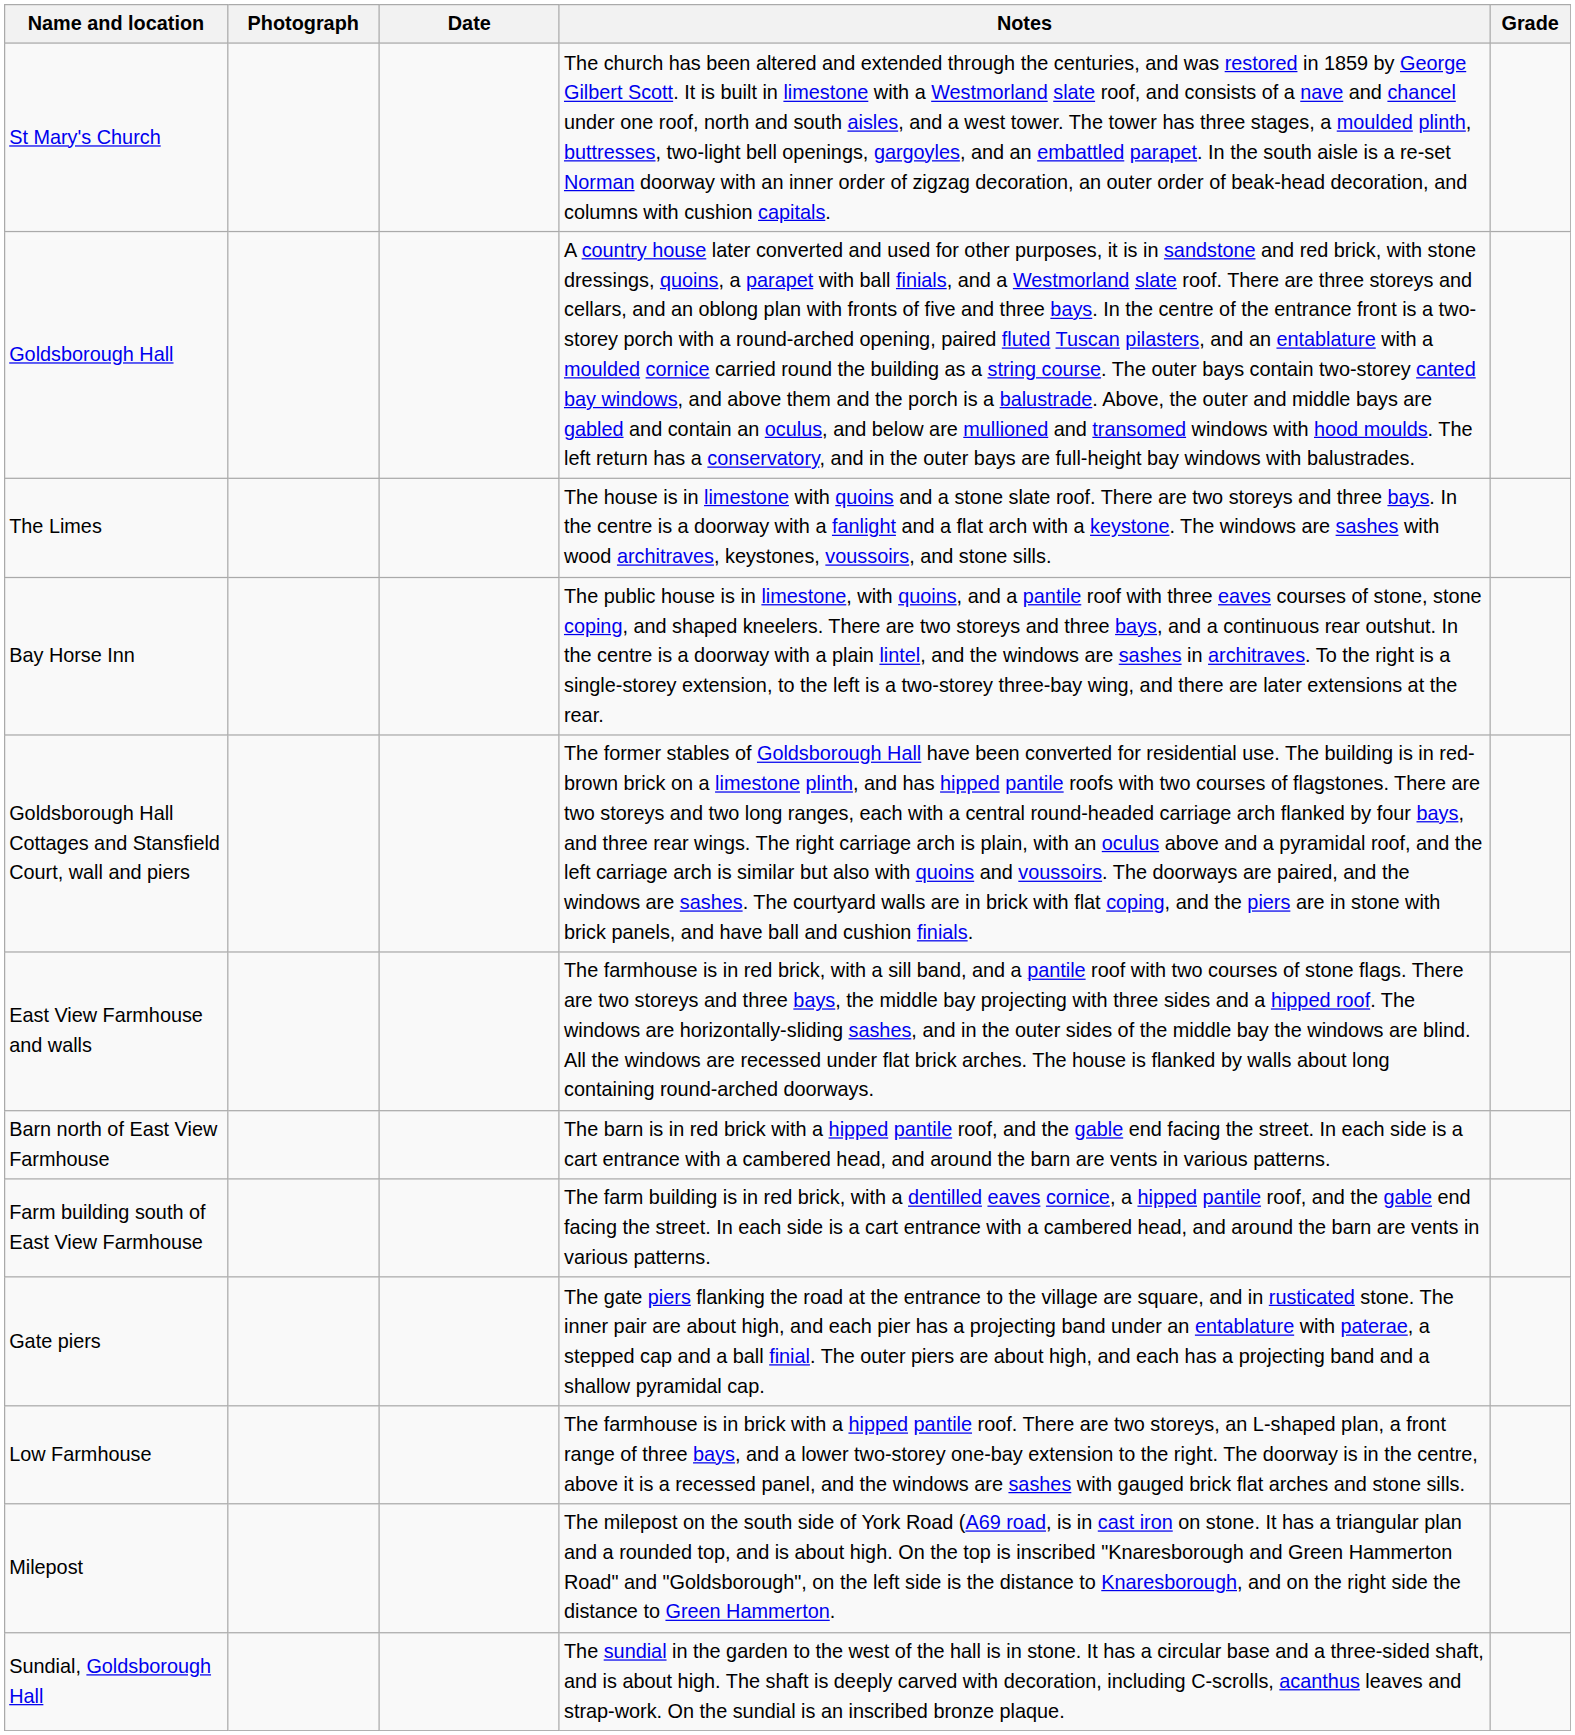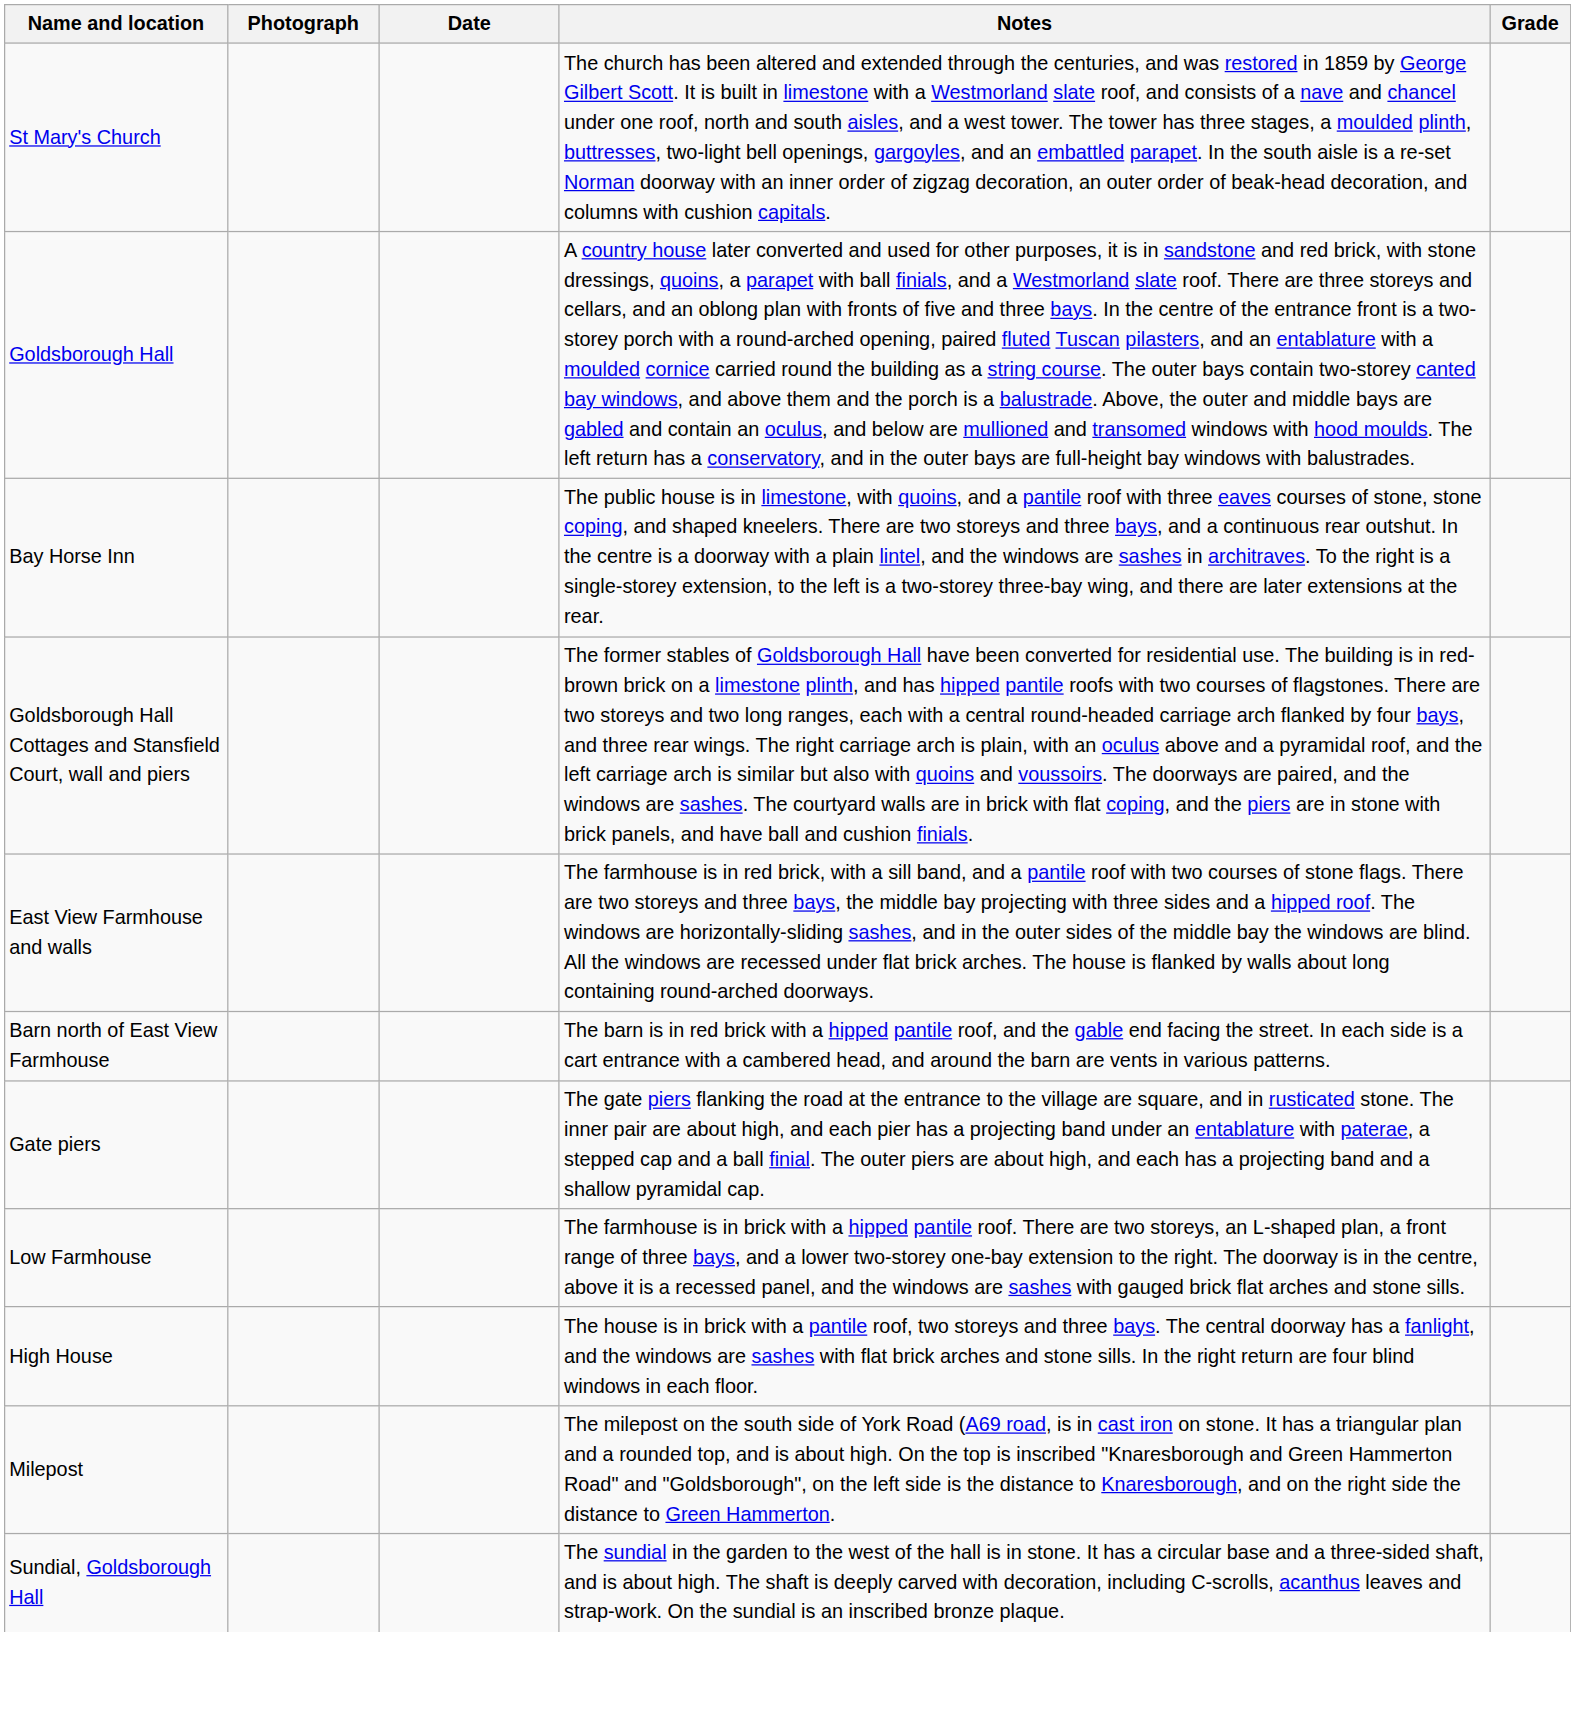- row: (56, 527)
- row: (107, 1227)
+ row: (61, 1356)
